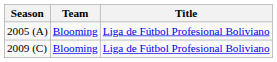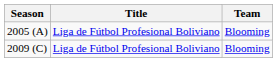columns swapped: (75, 13) <-> (186, 13)
